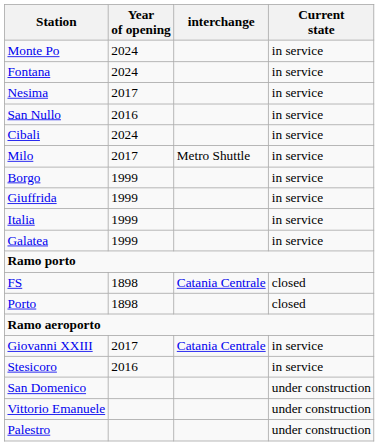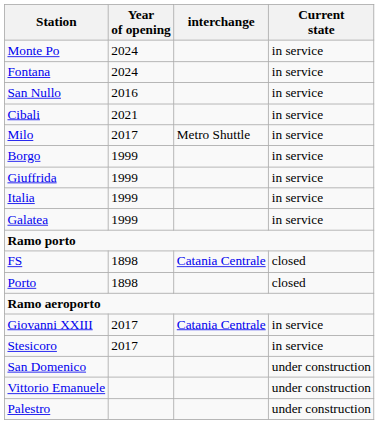- row: (28, 93)
(125, 135) 2024 -> (125, 114) 2021
(125, 366) 2016 -> (125, 345) 2017
